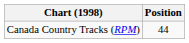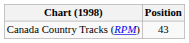(163, 30) 44 -> (163, 30) 43
